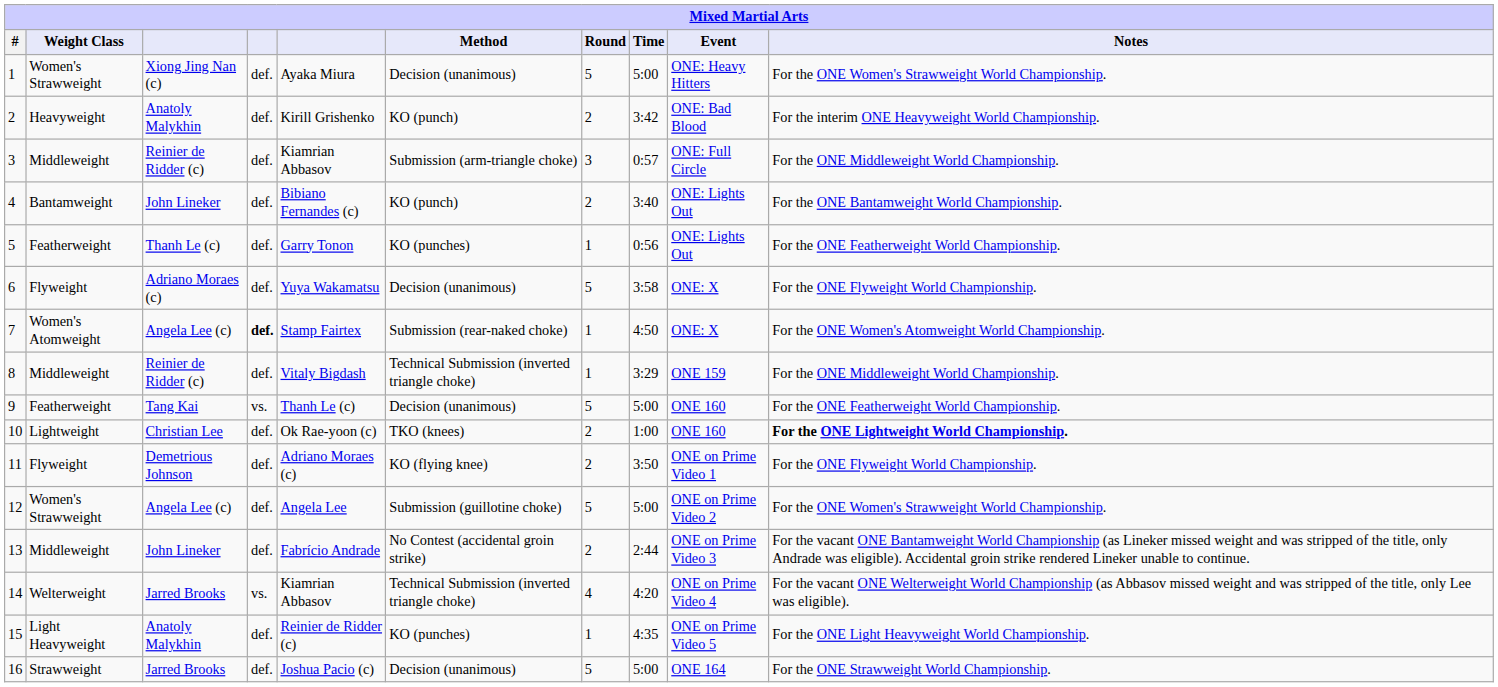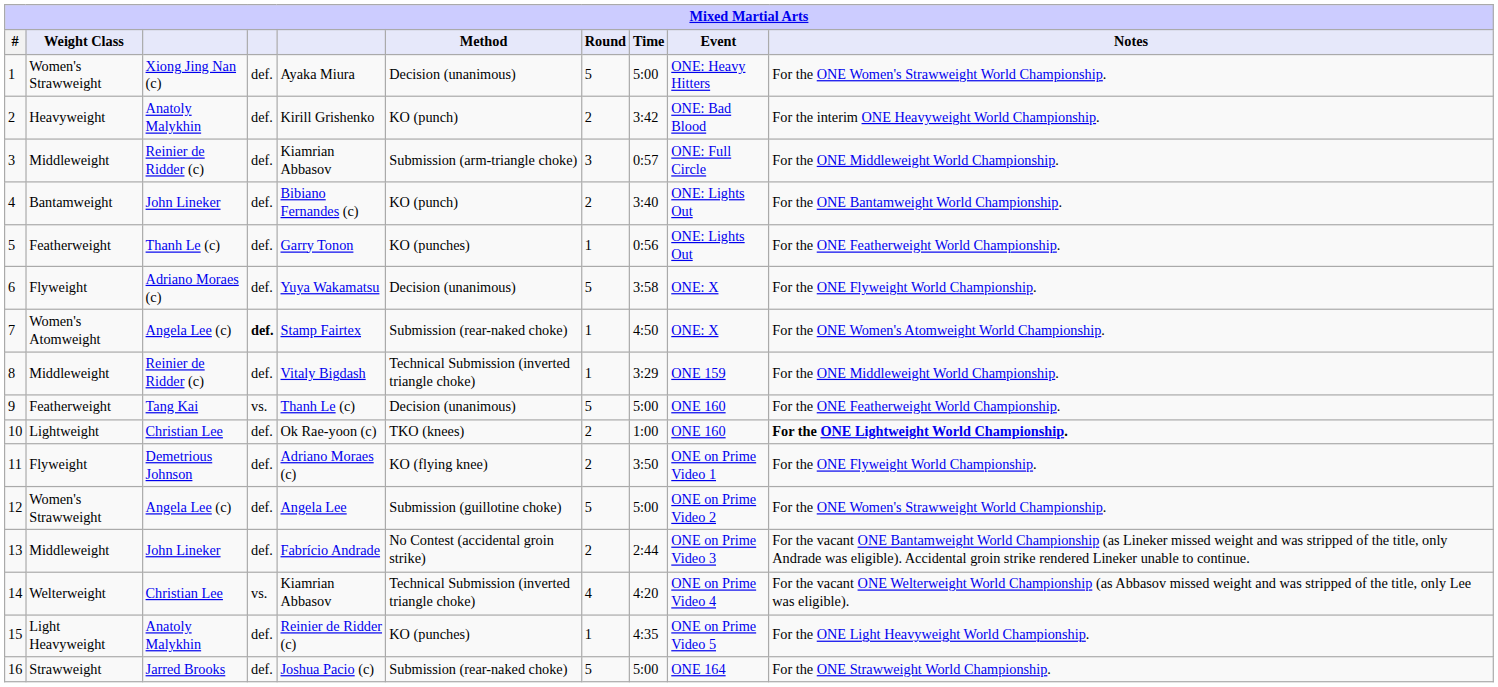(185, 593) Jarred Brooks -> (184, 593) Christian Lee
(453, 669) Decision (unanimous) -> (478, 669) Submission (rear-naked choke)
